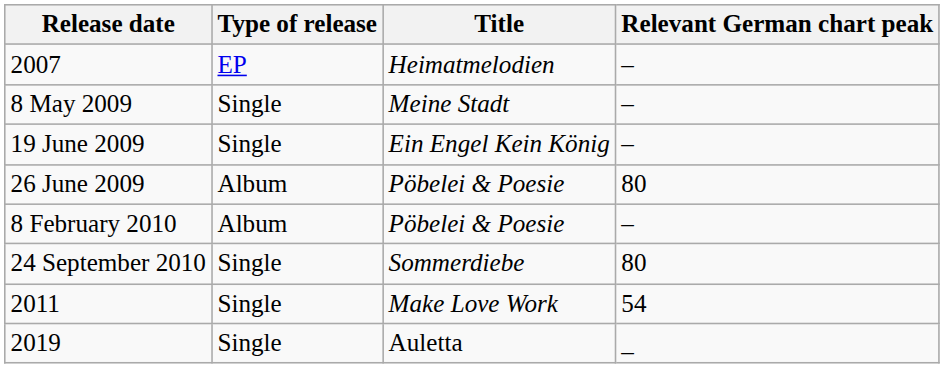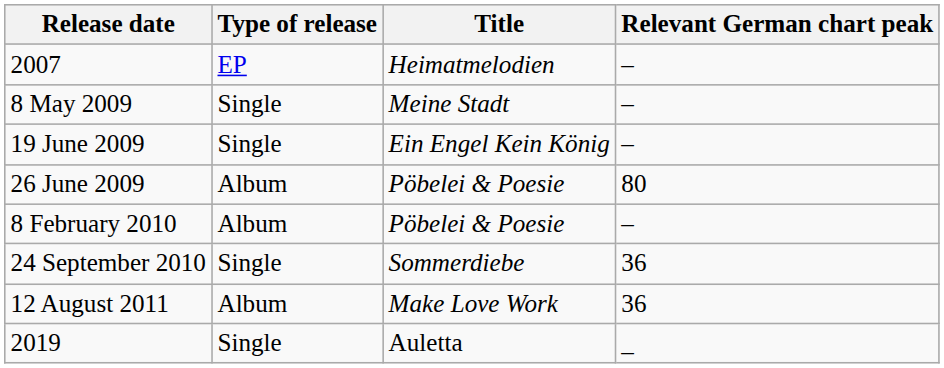(634, 263) 80 -> (634, 263) 36
+ row: (90, 303)
- row: (35, 303)
